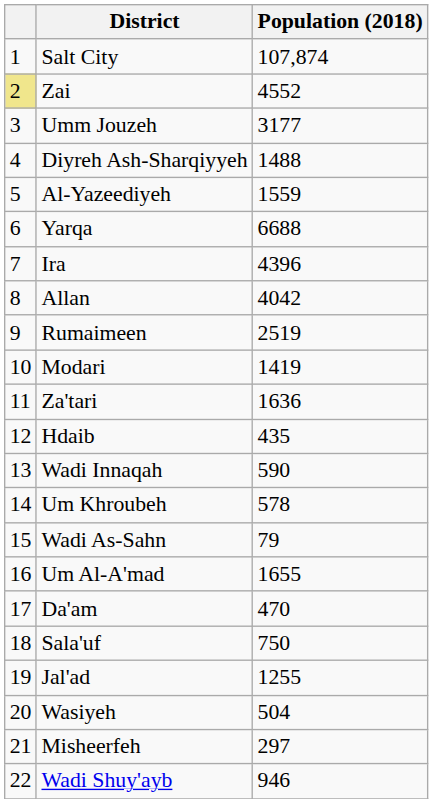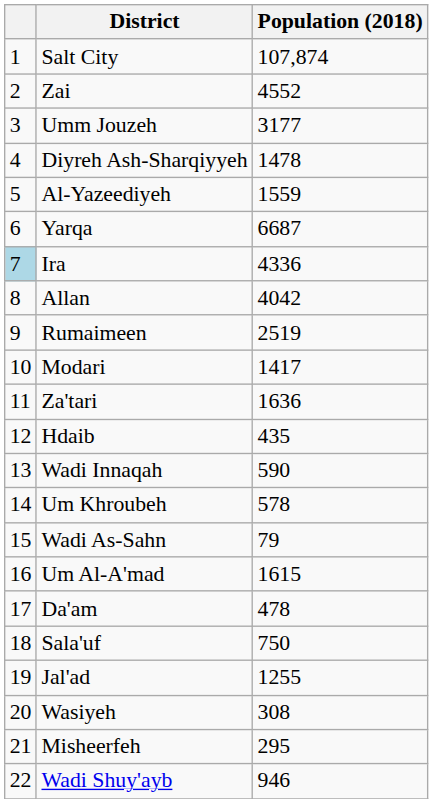(15, 90) khaki background -> (15, 90) no background
(279, 159) 1488 -> (279, 159) 1478
(279, 228) 6688 -> (279, 228) 6687
(15, 263) no background -> (15, 263) lightblue background
(279, 263) 4396 -> (279, 263) 4336
(279, 366) 1419 -> (279, 366) 1417
(279, 573) 1655 -> (279, 573) 1615
(274, 608) 470 -> (274, 608) 478
(274, 711) 504 -> (274, 711) 308
(274, 746) 297 -> (274, 746) 295
